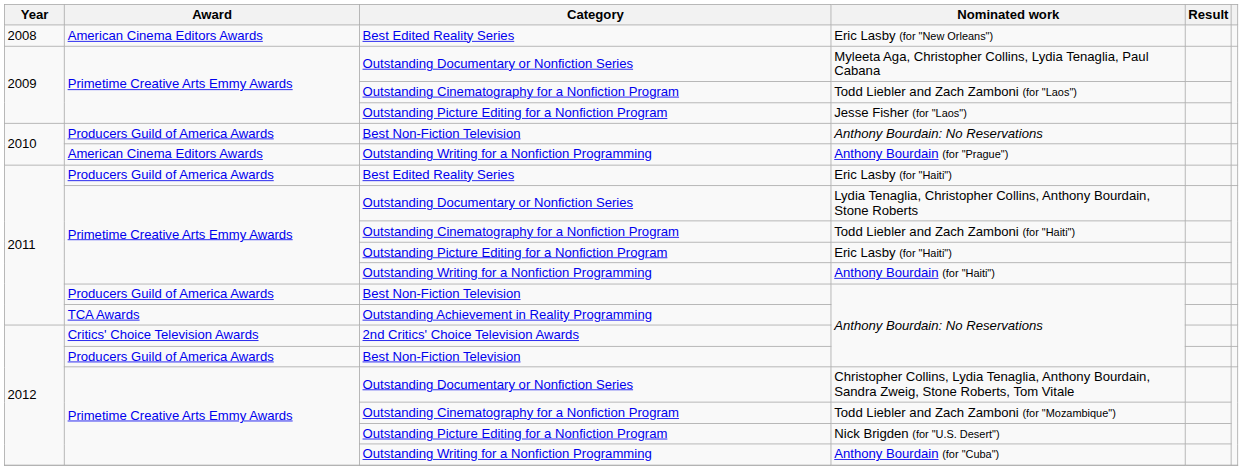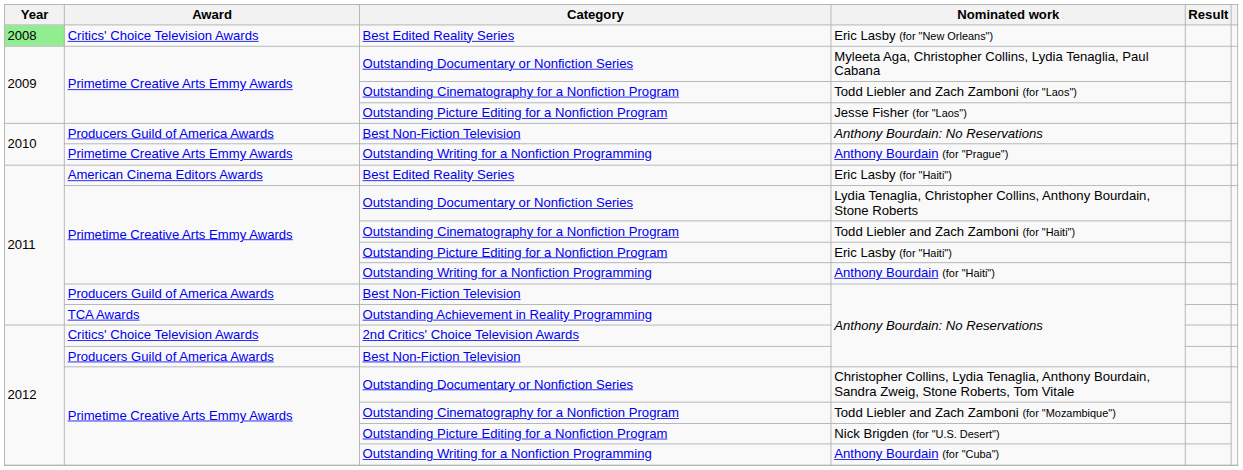(22, 35) no background -> (22, 35) lightgreen background
(165, 35) American Cinema Editors Awards -> (163, 35) Critics' Choice Television Awards
(165, 154) American Cinema Editors Awards -> (180, 154) Primetime Creative Arts Emmy Awards
(171, 175) Producers Guild of America Awards -> (165, 175) American Cinema Editors Awards
